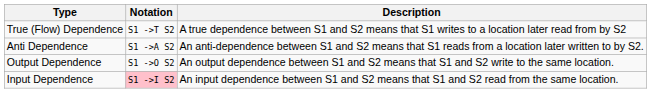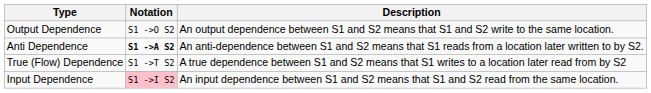rows swapped: (65, 29) <-> (54, 63)
(151, 47) normal -> (151, 46) bold
